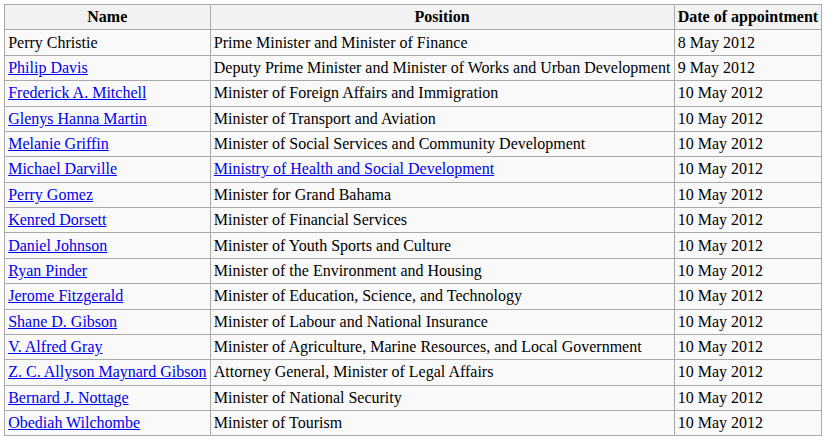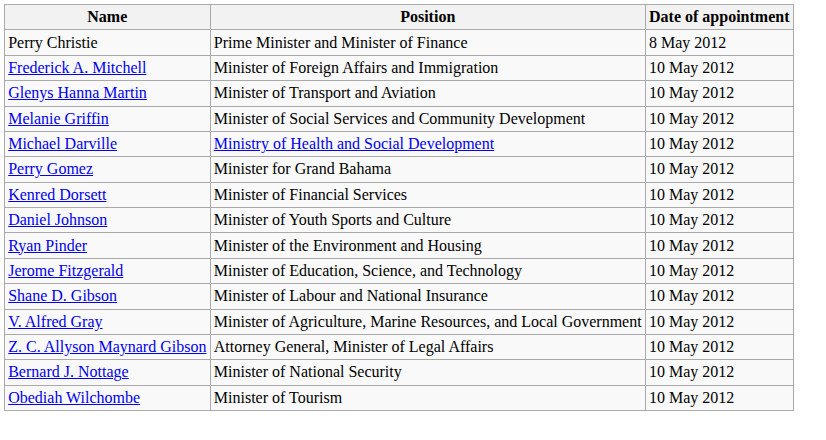- row: (48, 67)
